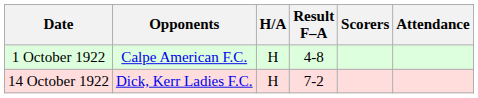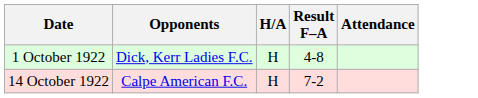- column: (365, 24)
(184, 57) Calpe American F.C. -> (184, 57) Dick, Kerr Ladies F.C.
(184, 81) Dick, Kerr Ladies F.C. -> (184, 81) Calpe American F.C.
